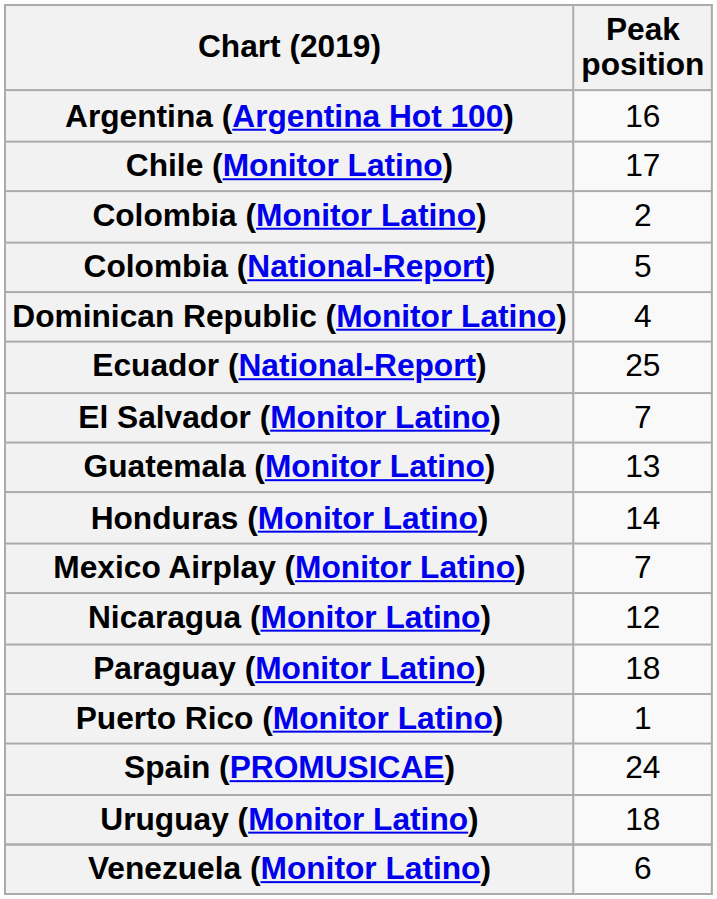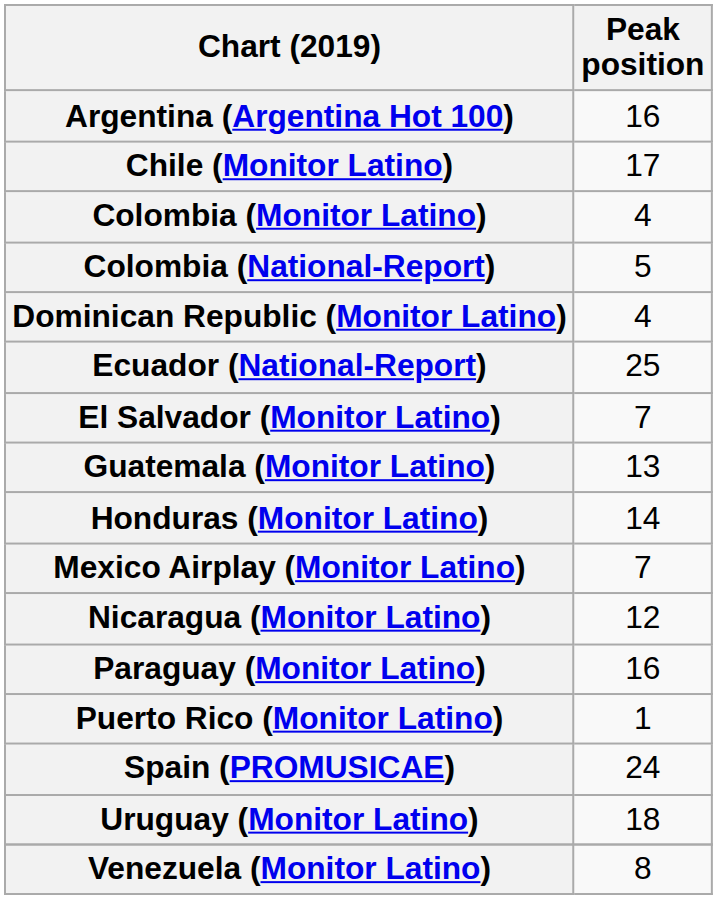(643, 215) 2 -> (643, 215) 4
(643, 668) 18 -> (643, 668) 16
(643, 869) 6 -> (643, 869) 8
